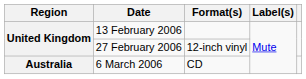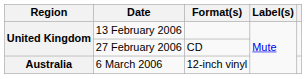(217, 47) 12-inch vinyl -> (195, 47) CD
(195, 64) CD -> (217, 64) 12-inch vinyl
